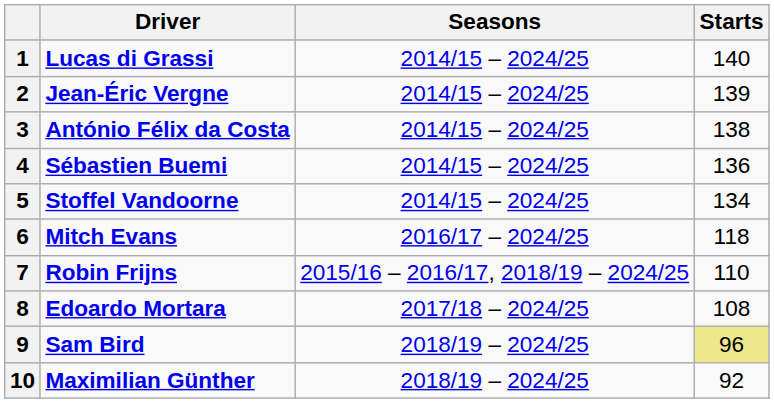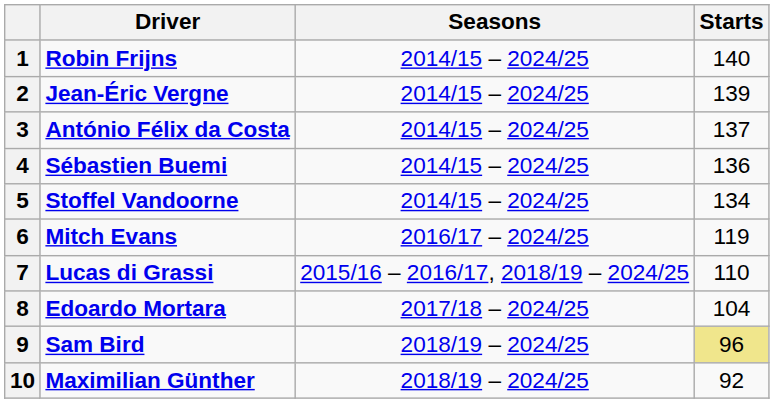(129, 58) Lucas di Grassi -> (111, 58) Robin Frijns
(732, 129) 138 -> (732, 129) 137
(732, 237) 118 -> (732, 237) 119
(111, 272) Robin Frijns -> (129, 272) Lucas di Grassi
(732, 308) 108 -> (732, 308) 104
